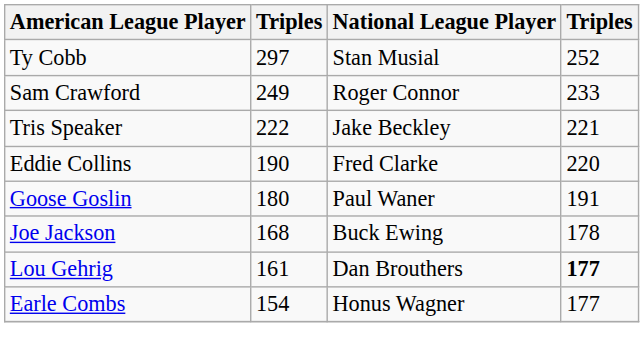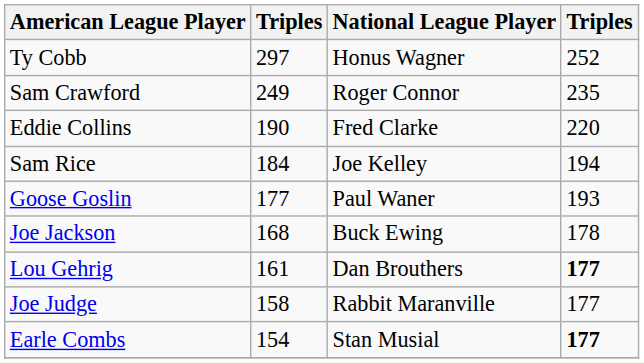(386, 57) Stan Musial -> (398, 57) Honus Wagner
(583, 92) 233 -> (583, 92) 235
- row: (66, 127)
+ row: (53, 163)
(273, 198) 180 -> (273, 198) 177
(583, 198) 191 -> (583, 198) 193
+ row: (53, 304)
(398, 304) Honus Wagner -> (386, 339) Stan Musial
(583, 304) normal -> (583, 339) bold
